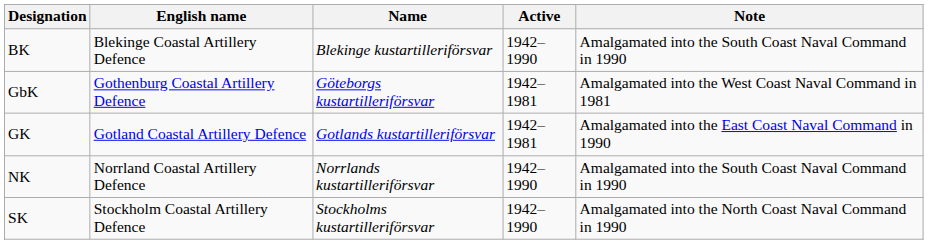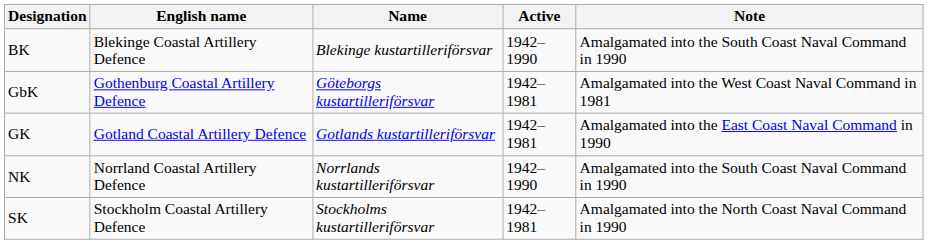(526, 218) 1942–1990 -> (526, 218) 1942–1981
